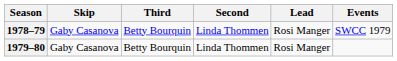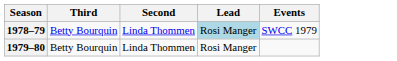- column: (84, 13)
(302, 30) no background -> (228, 30) lightblue background
